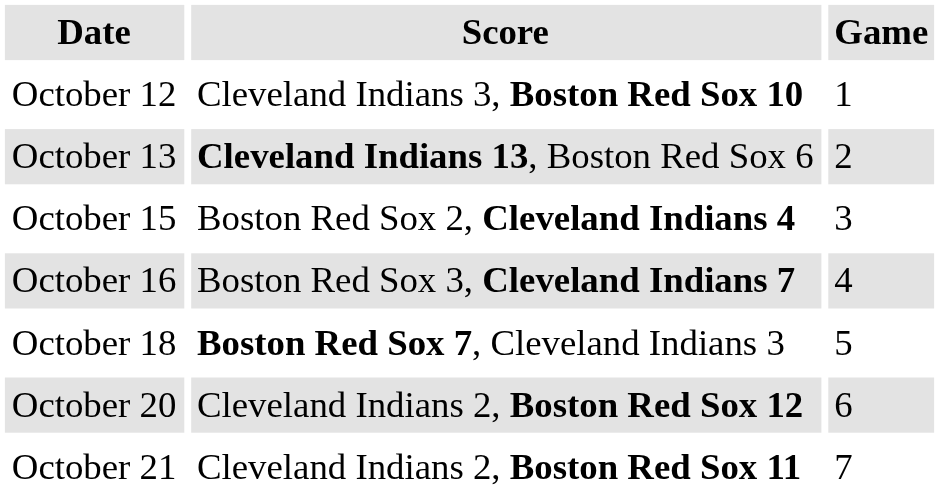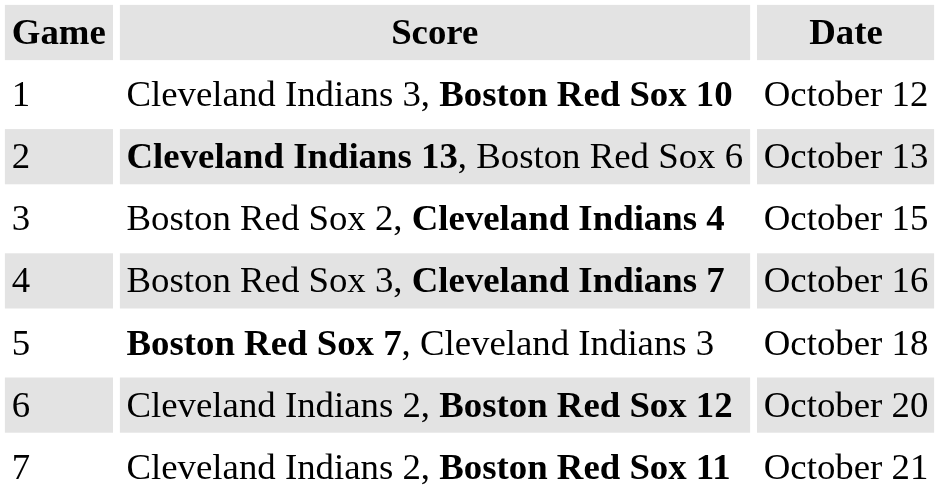columns swapped: (881, 31) <-> (94, 31)
